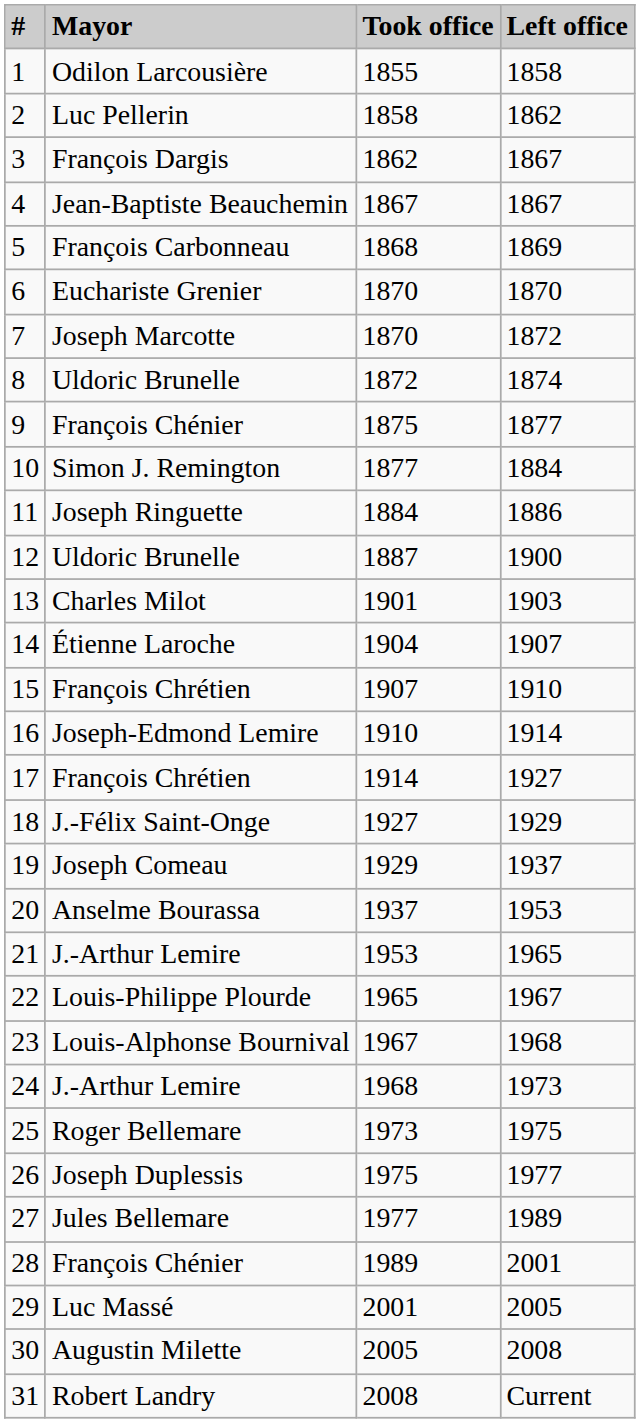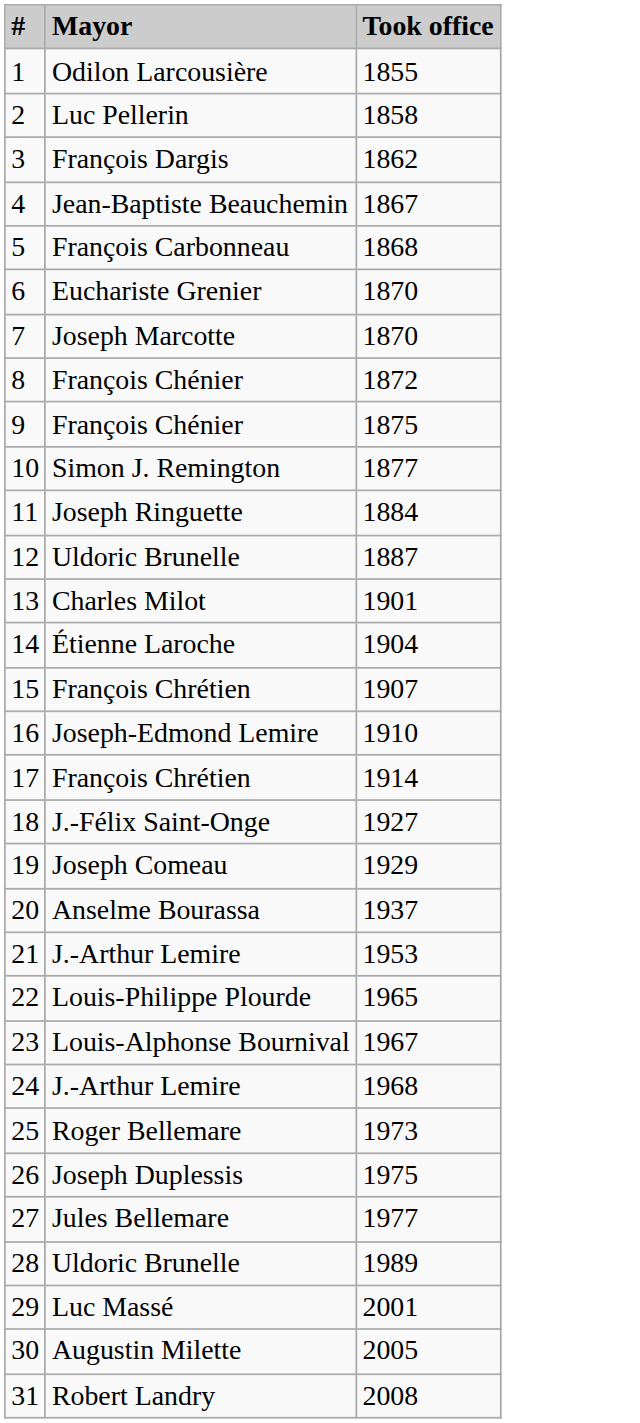- column: (567, 26)
(146, 379) Uldoric Brunelle -> (147, 379) François Chénier
(147, 1262) François Chénier -> (146, 1262) Uldoric Brunelle
